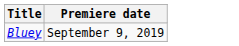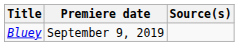+ column: (201, 14)
